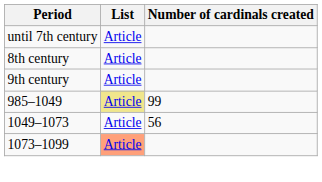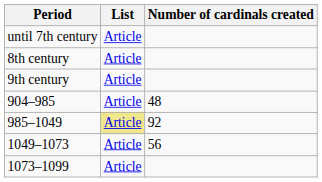+ row: (31, 101)
(155, 101) 99 -> (155, 123) 92
(123, 144) lightsalmon background -> (123, 166) no background
